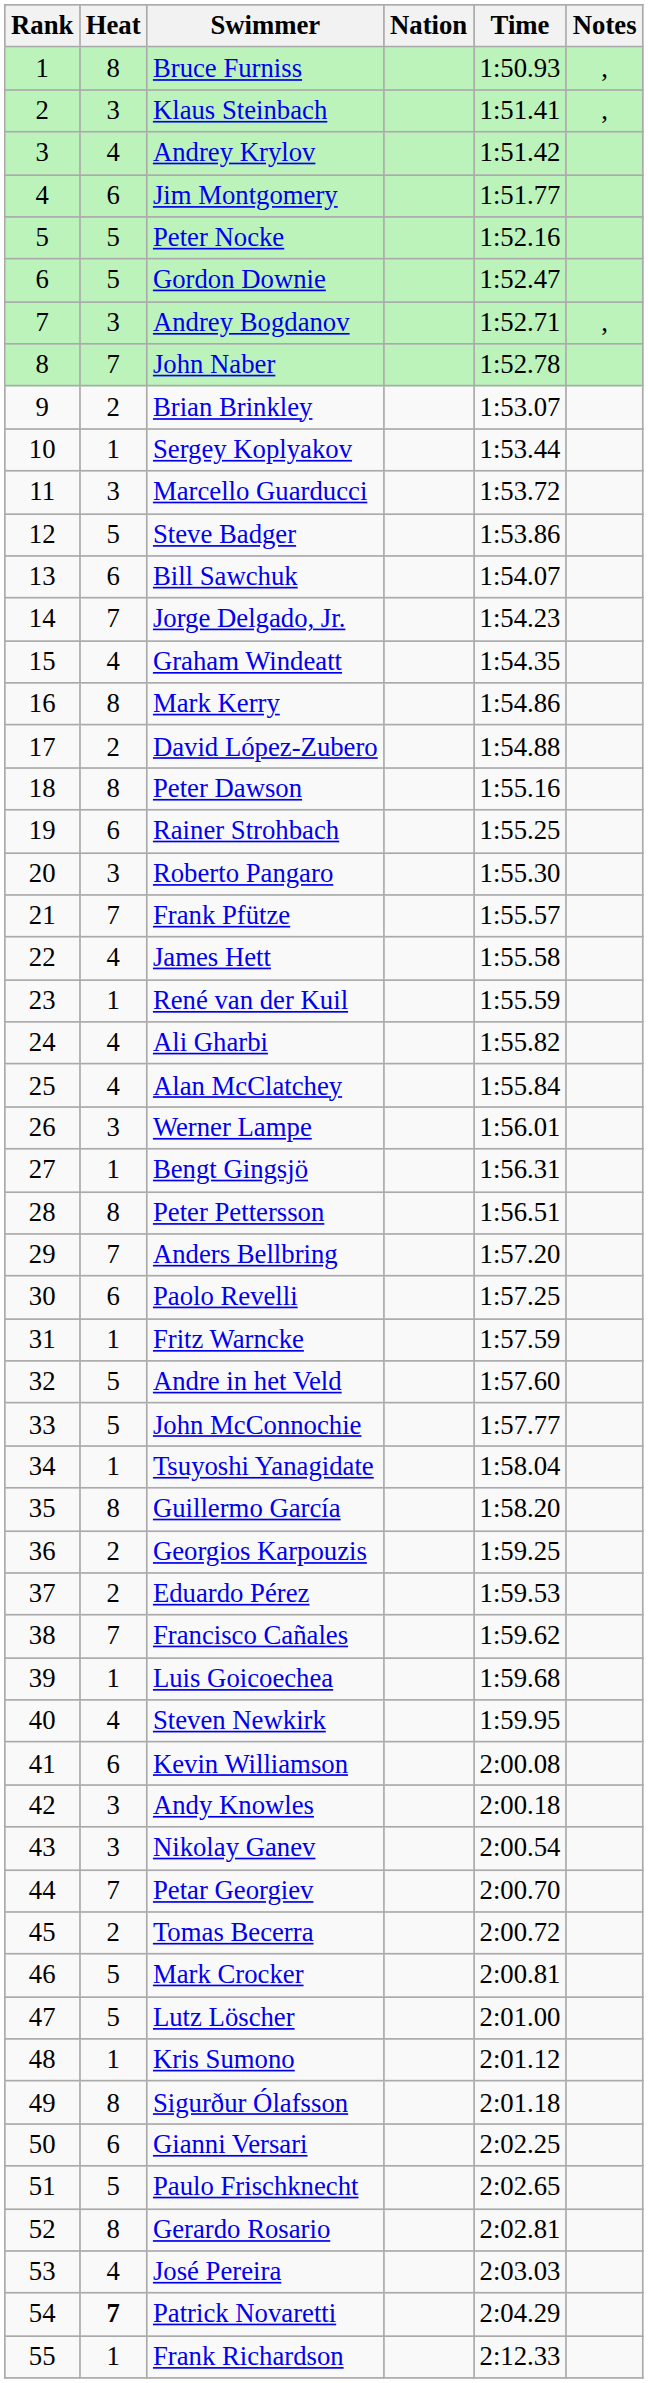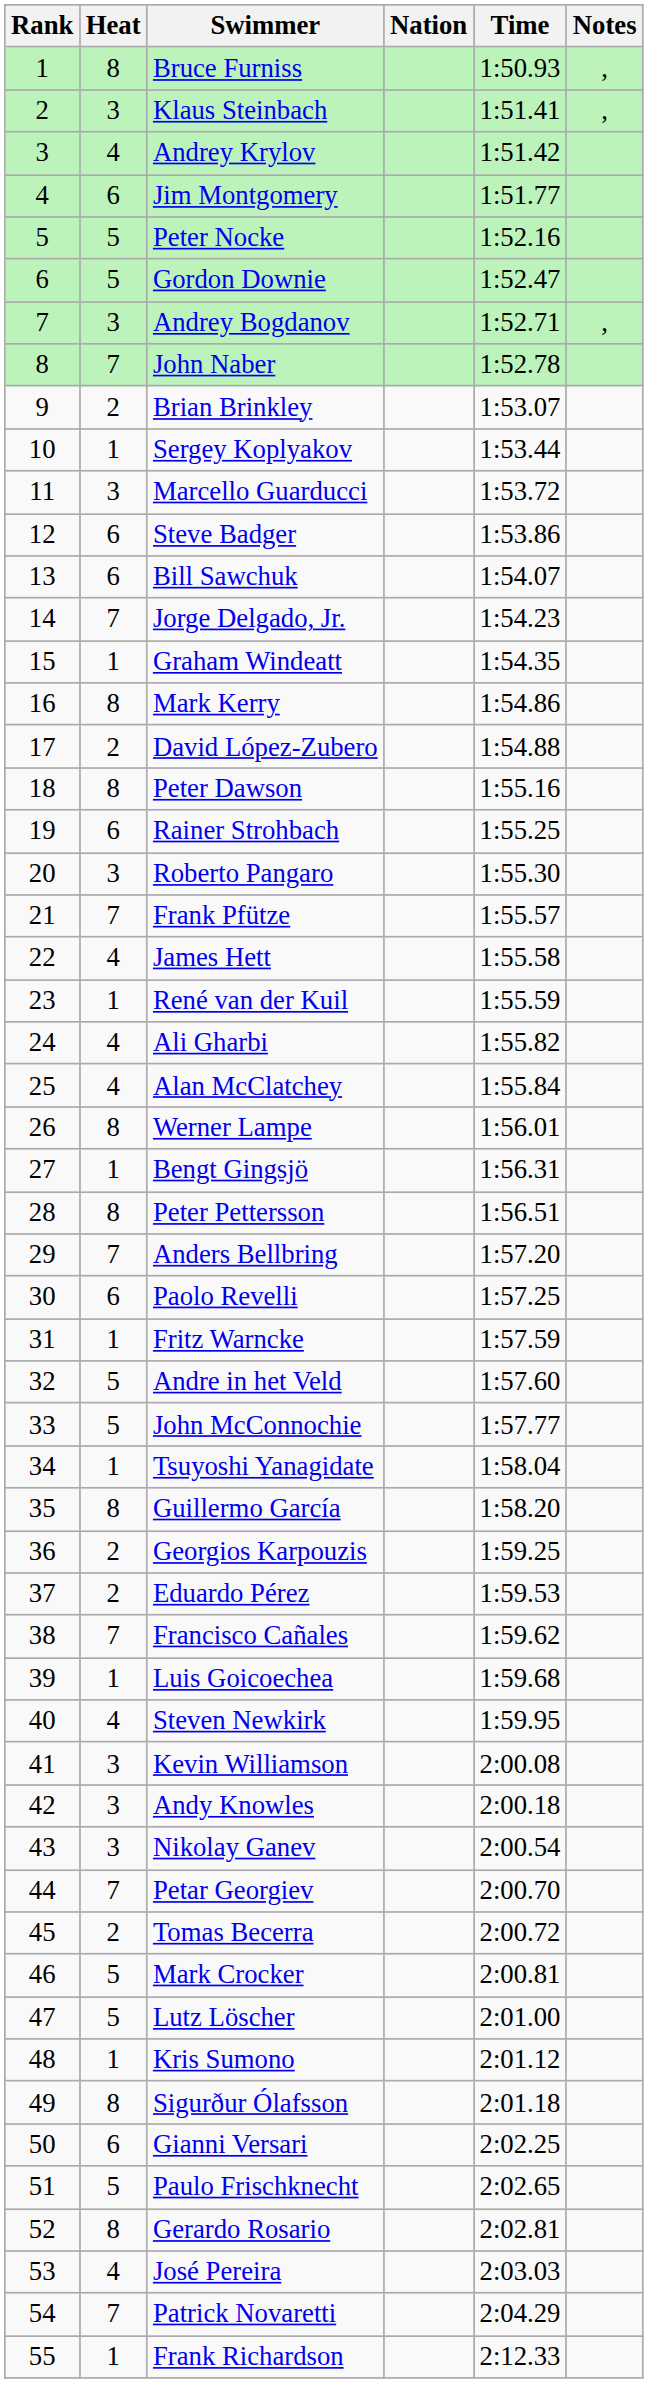(113, 534) 5 -> (113, 534) 6
(113, 661) 4 -> (113, 661) 1
(113, 1127) 3 -> (113, 1127) 8
(113, 1763) 6 -> (113, 1763) 3
(113, 2314) bold -> (113, 2314) normal
